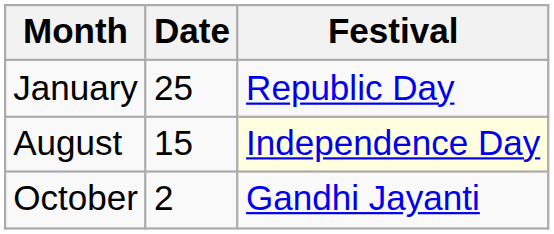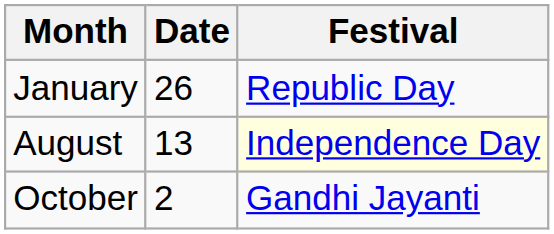(173, 87) 25 -> (173, 87) 26
(173, 143) 15 -> (173, 143) 13
